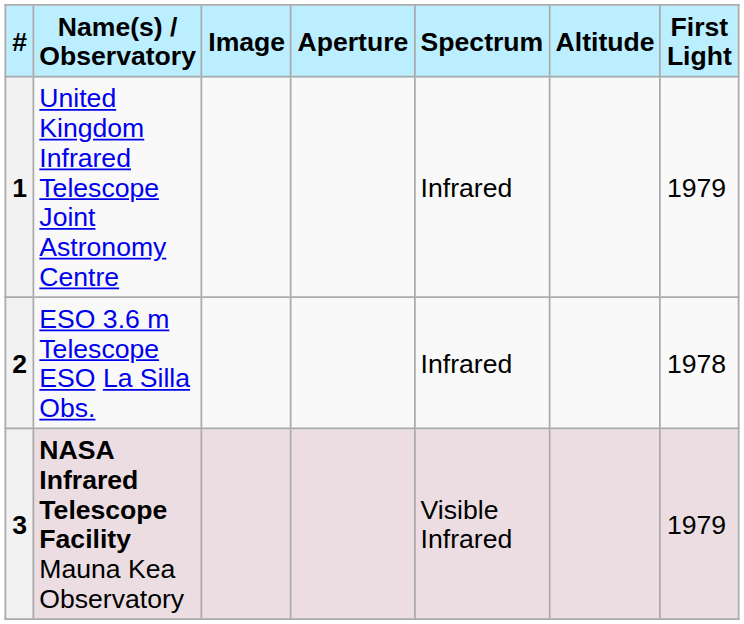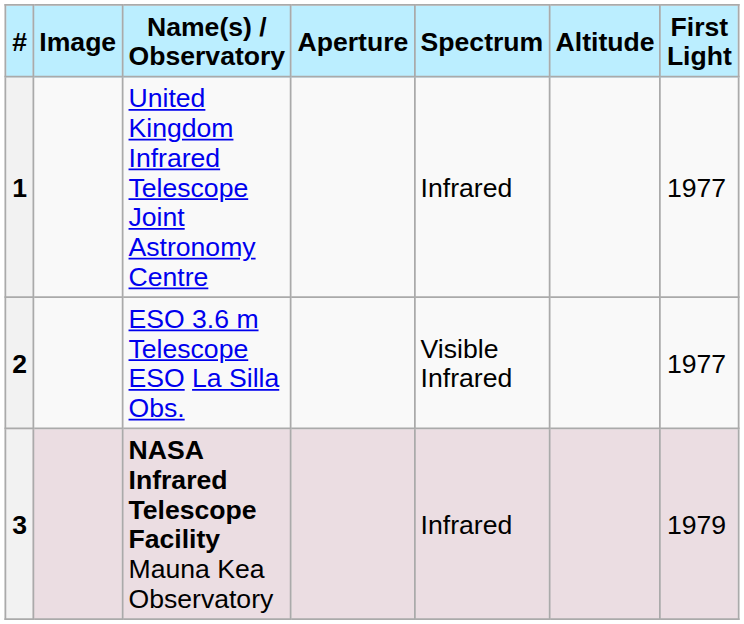columns swapped: (118, 41) <-> (247, 41)
(696, 187) 1979 -> (696, 187) 1977
(466, 363) Infrared -> (466, 363) Visible Infrared
(696, 363) 1978 -> (696, 363) 1977
(466, 524) Visible Infrared -> (466, 524) Infrared
